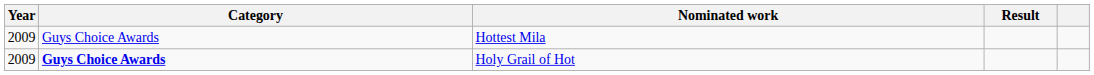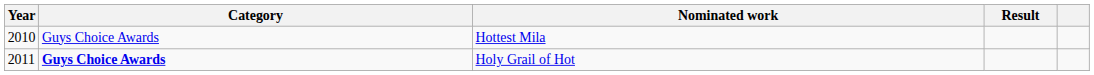(22, 37) 2009 -> (22, 37) 2010
(22, 59) 2009 -> (21, 59) 2011
